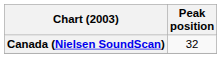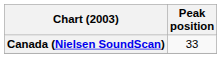(192, 44) 32 -> (192, 44) 33
